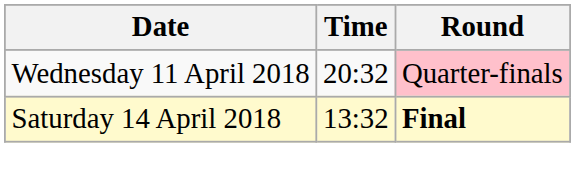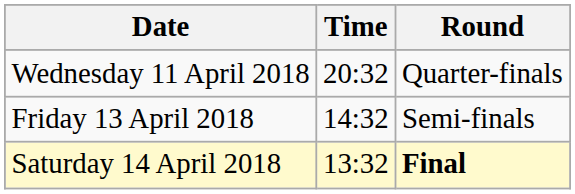(482, 73) pink background -> (482, 73) no background
+ row: (133, 118)
